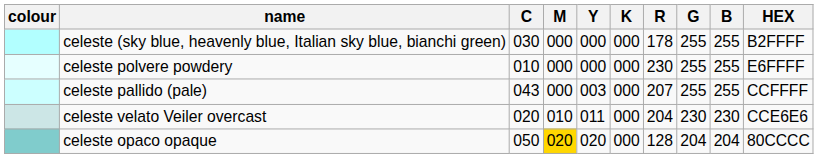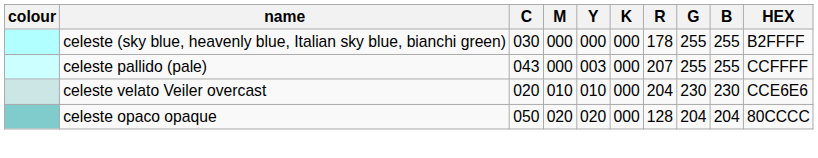- row: (148, 66)
(593, 116) 011 -> (593, 91) 010
(560, 141) gold background -> (560, 116) no background
